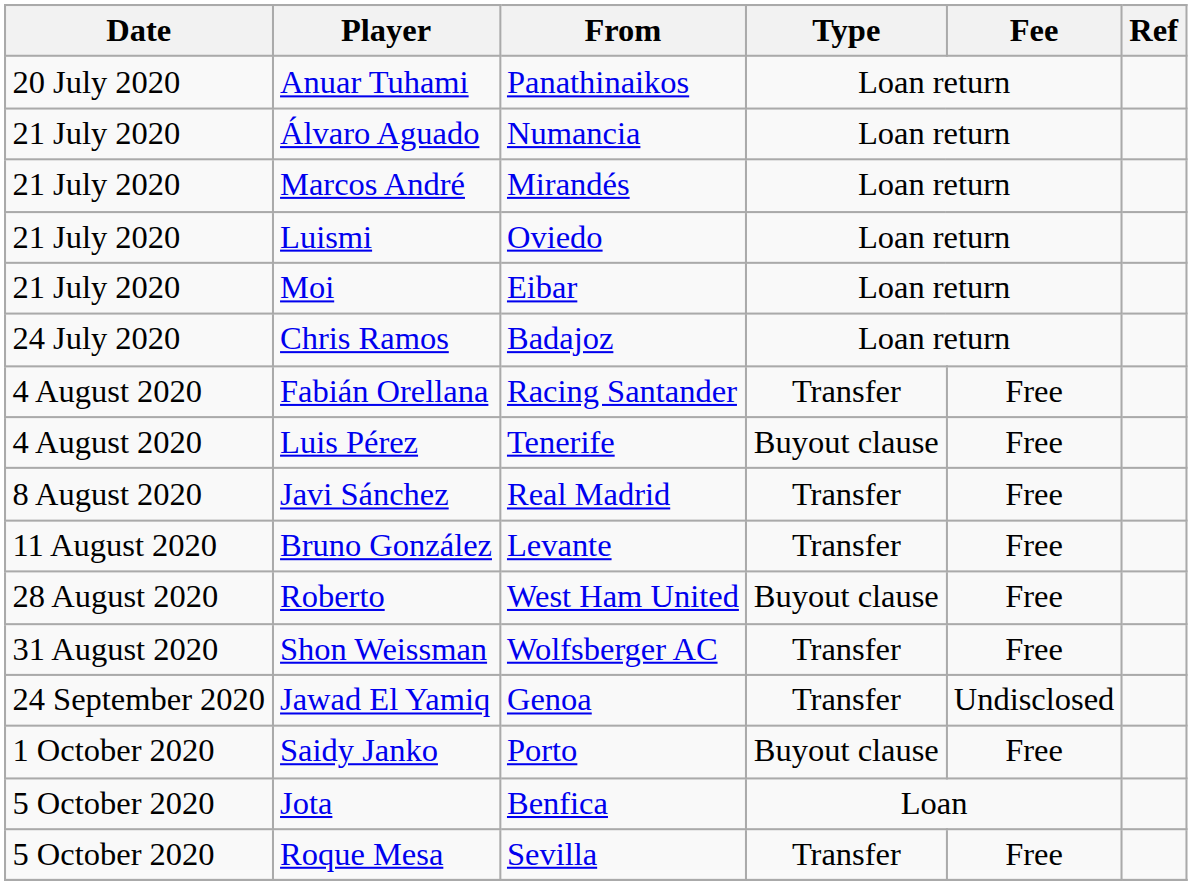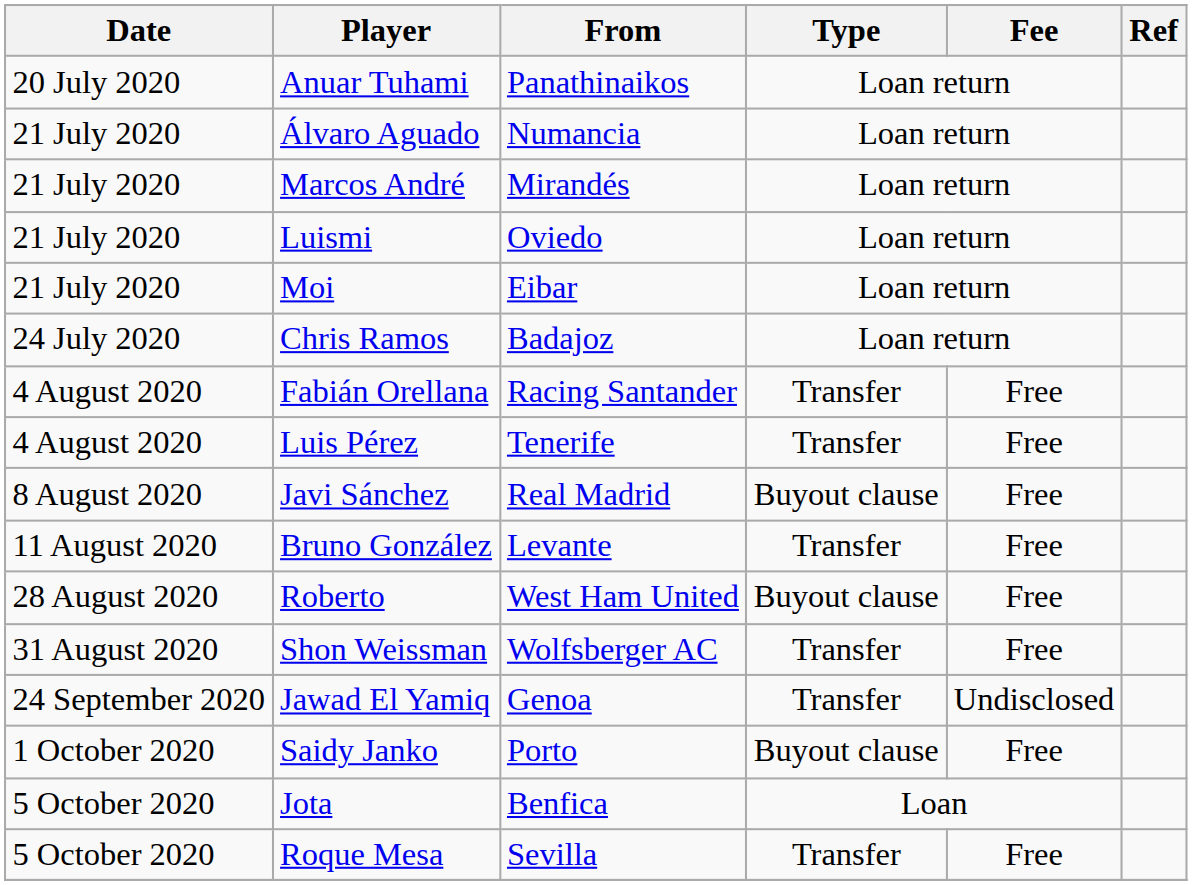(846, 442) Buyout clause -> (846, 442) Transfer
(846, 493) Transfer -> (846, 493) Buyout clause
